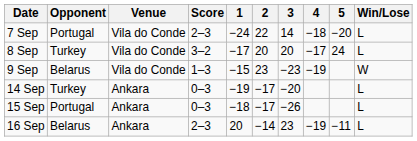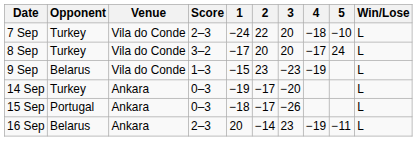(72, 32) Portugal -> (68, 32) Turkey
(287, 32) 14 -> (287, 32) 20
(342, 32) −20 -> (342, 32) −10
(363, 70) W -> (360, 70) L
